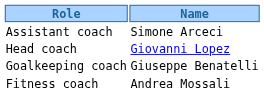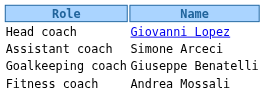rows swapped: (41, 49) <-> (59, 32)
